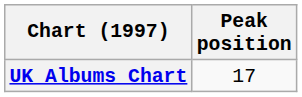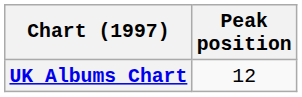(244, 76) 17 -> (244, 76) 12
